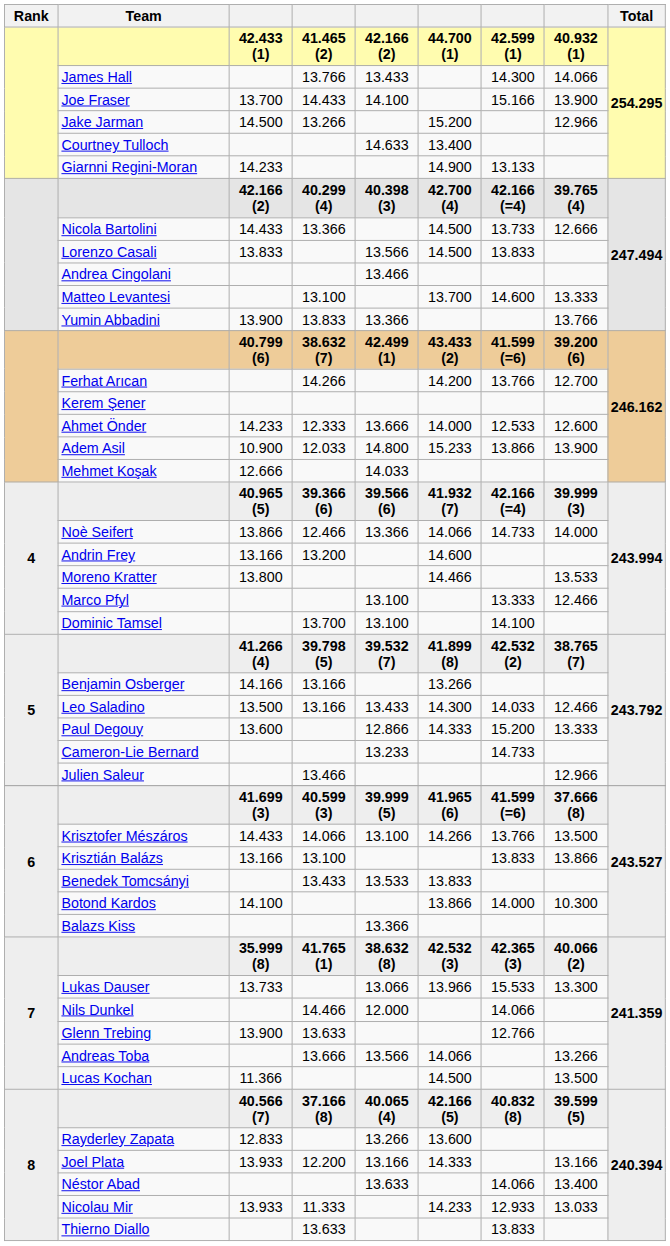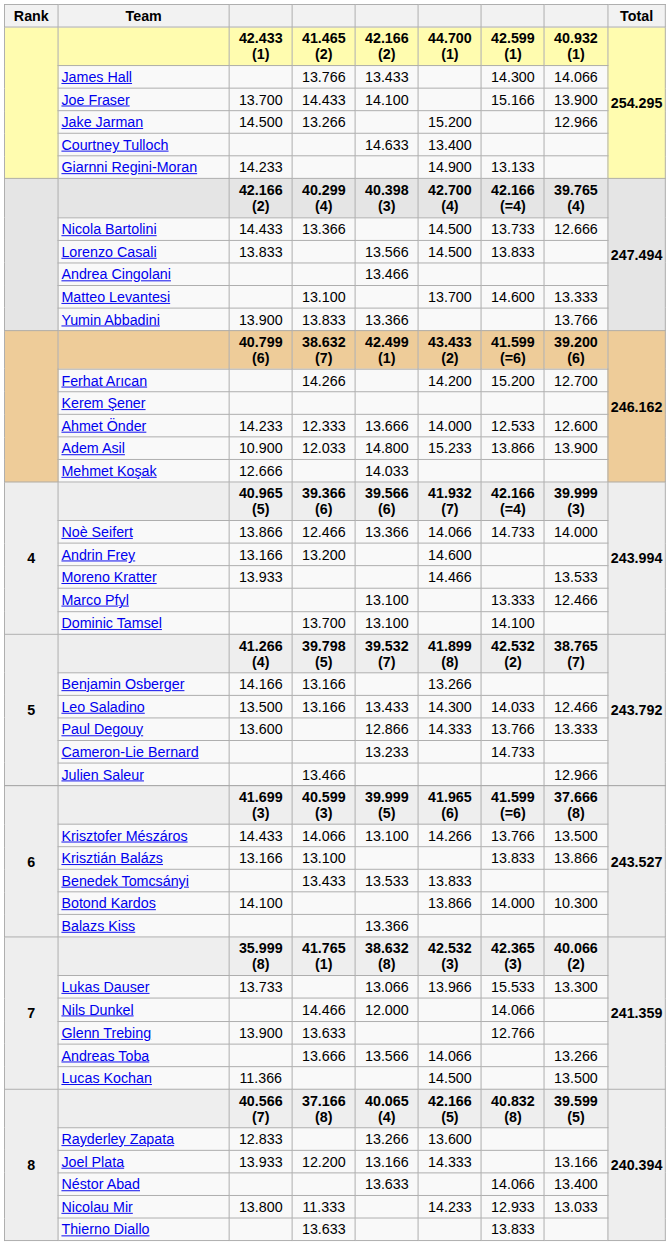(513, 381) 13.766 -> (513, 381) 15.200
(261, 577) 13.800 -> (261, 577) 13.933
(513, 729) 15.200 -> (513, 729) 13.766
(261, 1207) 13.933 -> (261, 1207) 13.800
